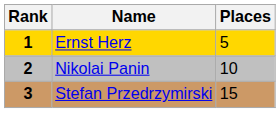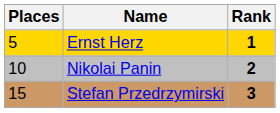columns swapped: (28, 17) <-> (245, 17)
